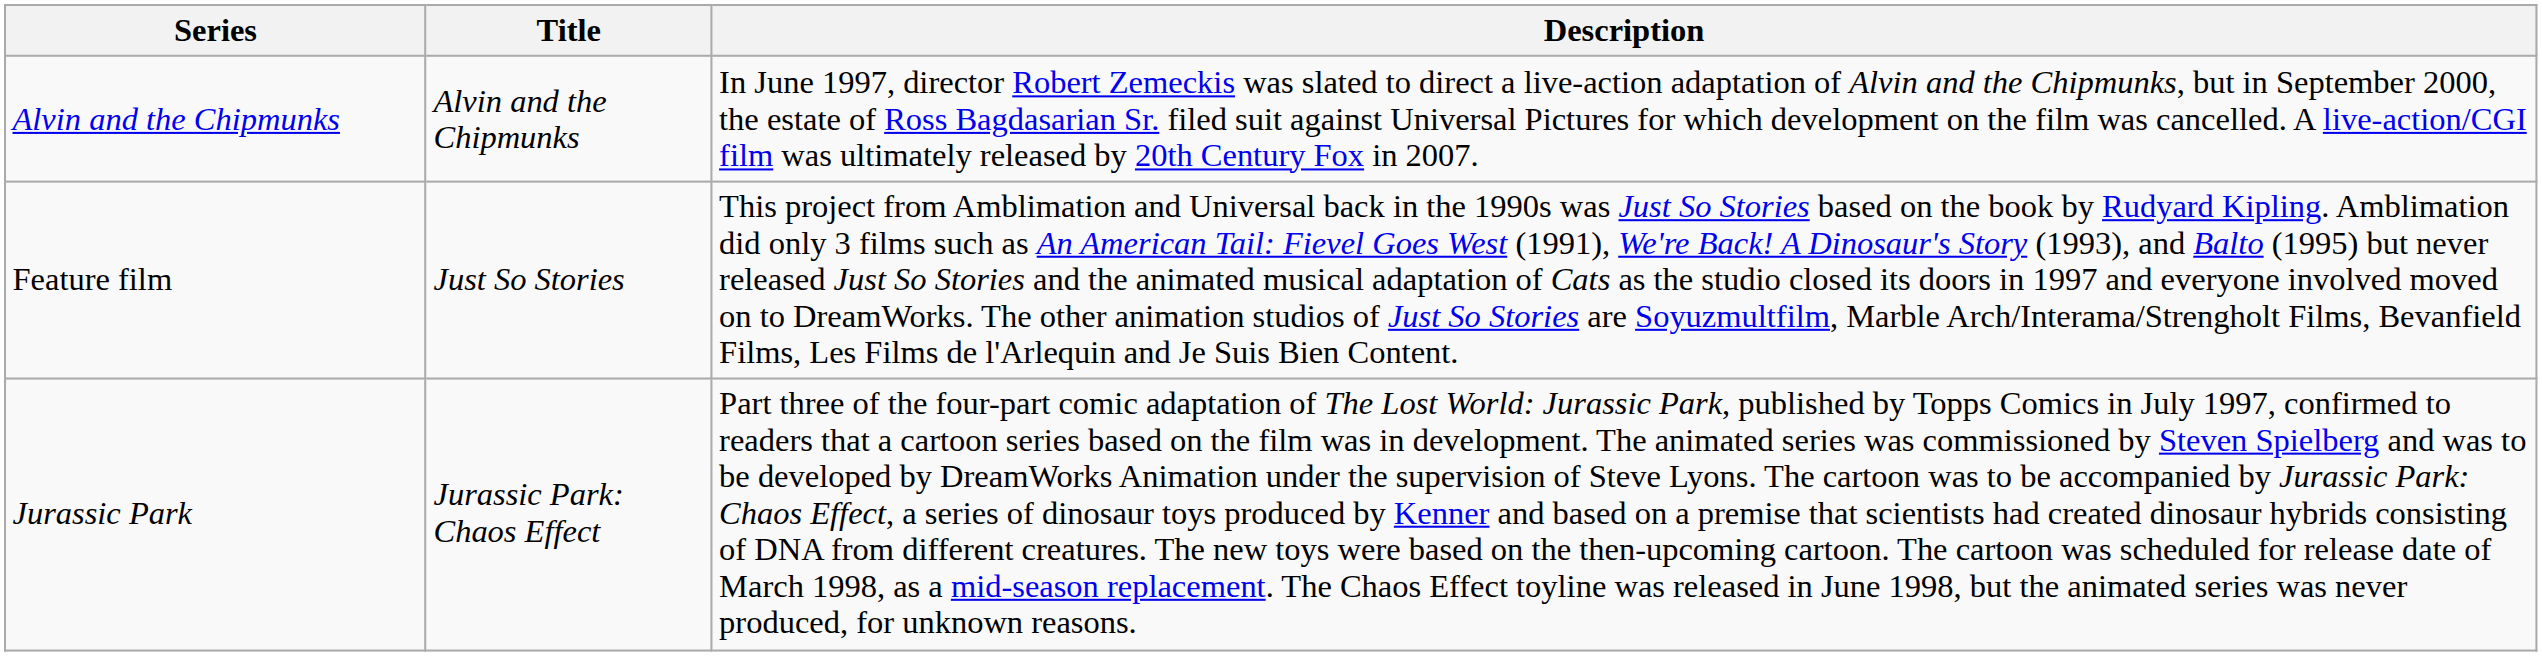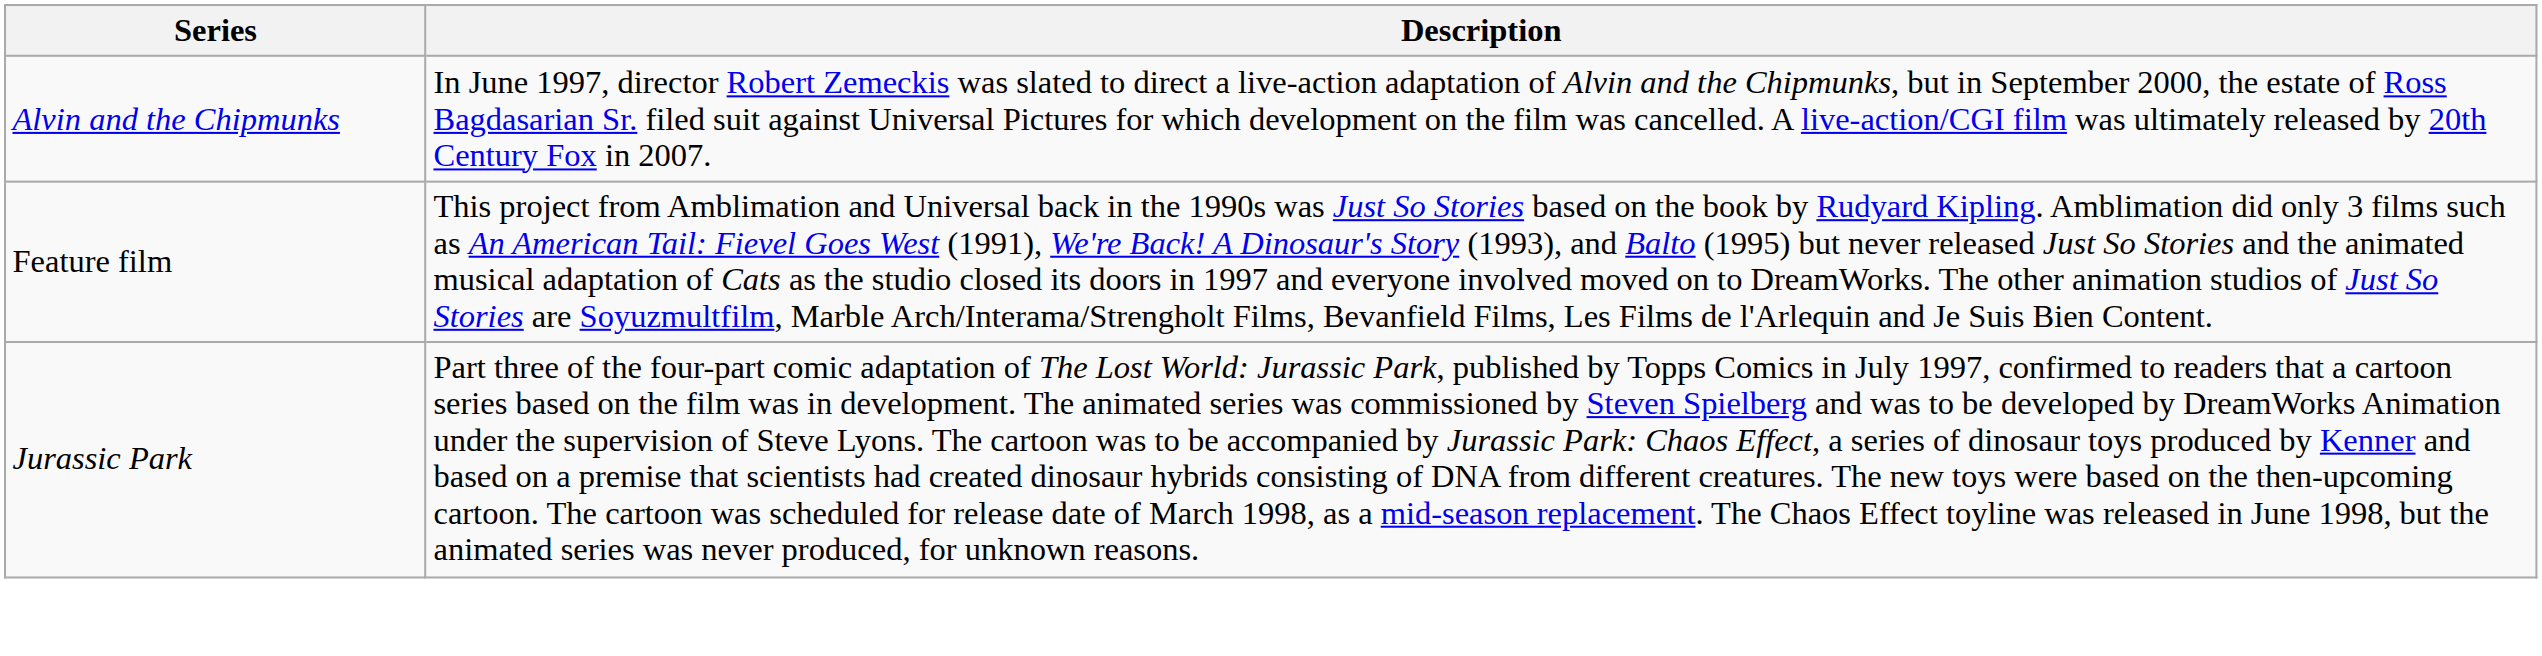- column: (569, 30)
